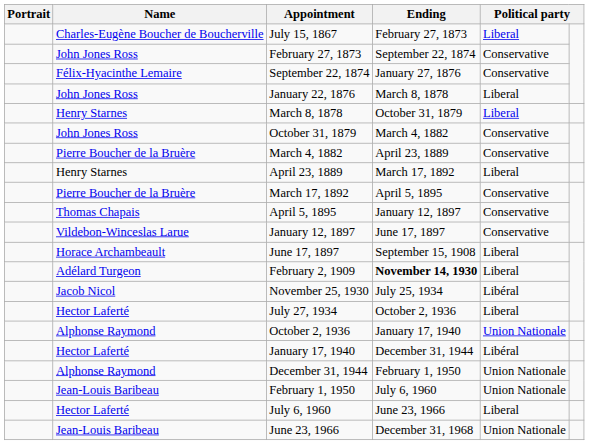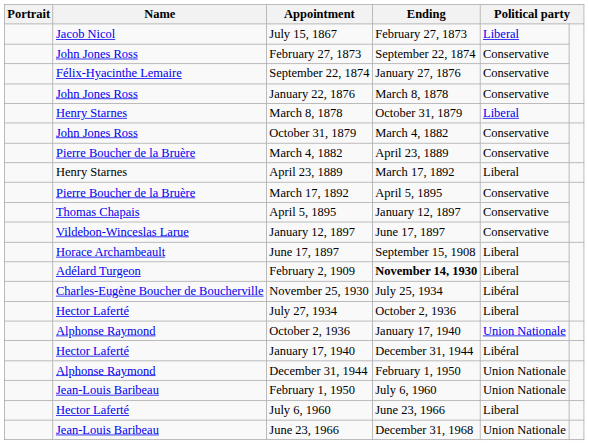(160, 34) Charles-Eugène Boucher de Boucherville -> (86, 34) Jacob Nicol
(501, 93) Liberal -> (516, 93) Conservative
(86, 291) Jacob Nicol -> (160, 291) Charles-Eugène Boucher de Boucherville
